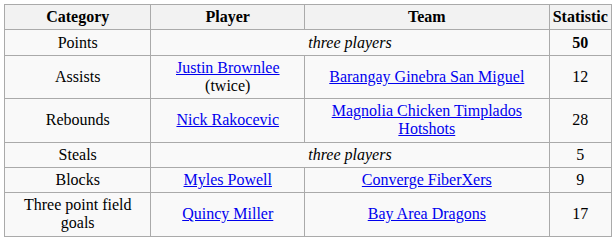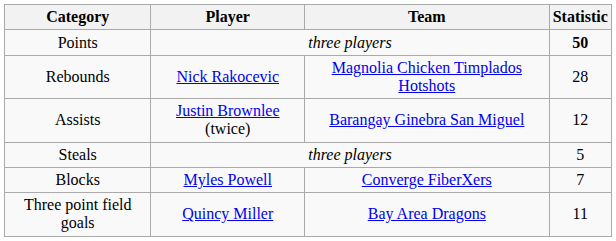rows swapped: (78, 120) <-> (78, 76)
(580, 180) 9 -> (580, 180) 7
(580, 214) 17 -> (580, 214) 11
